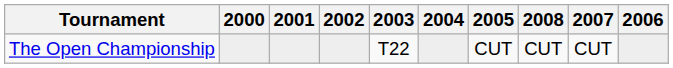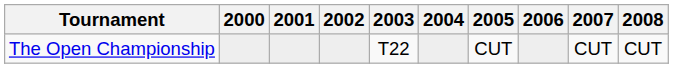columns swapped: (643, 19) <-> (543, 19)
